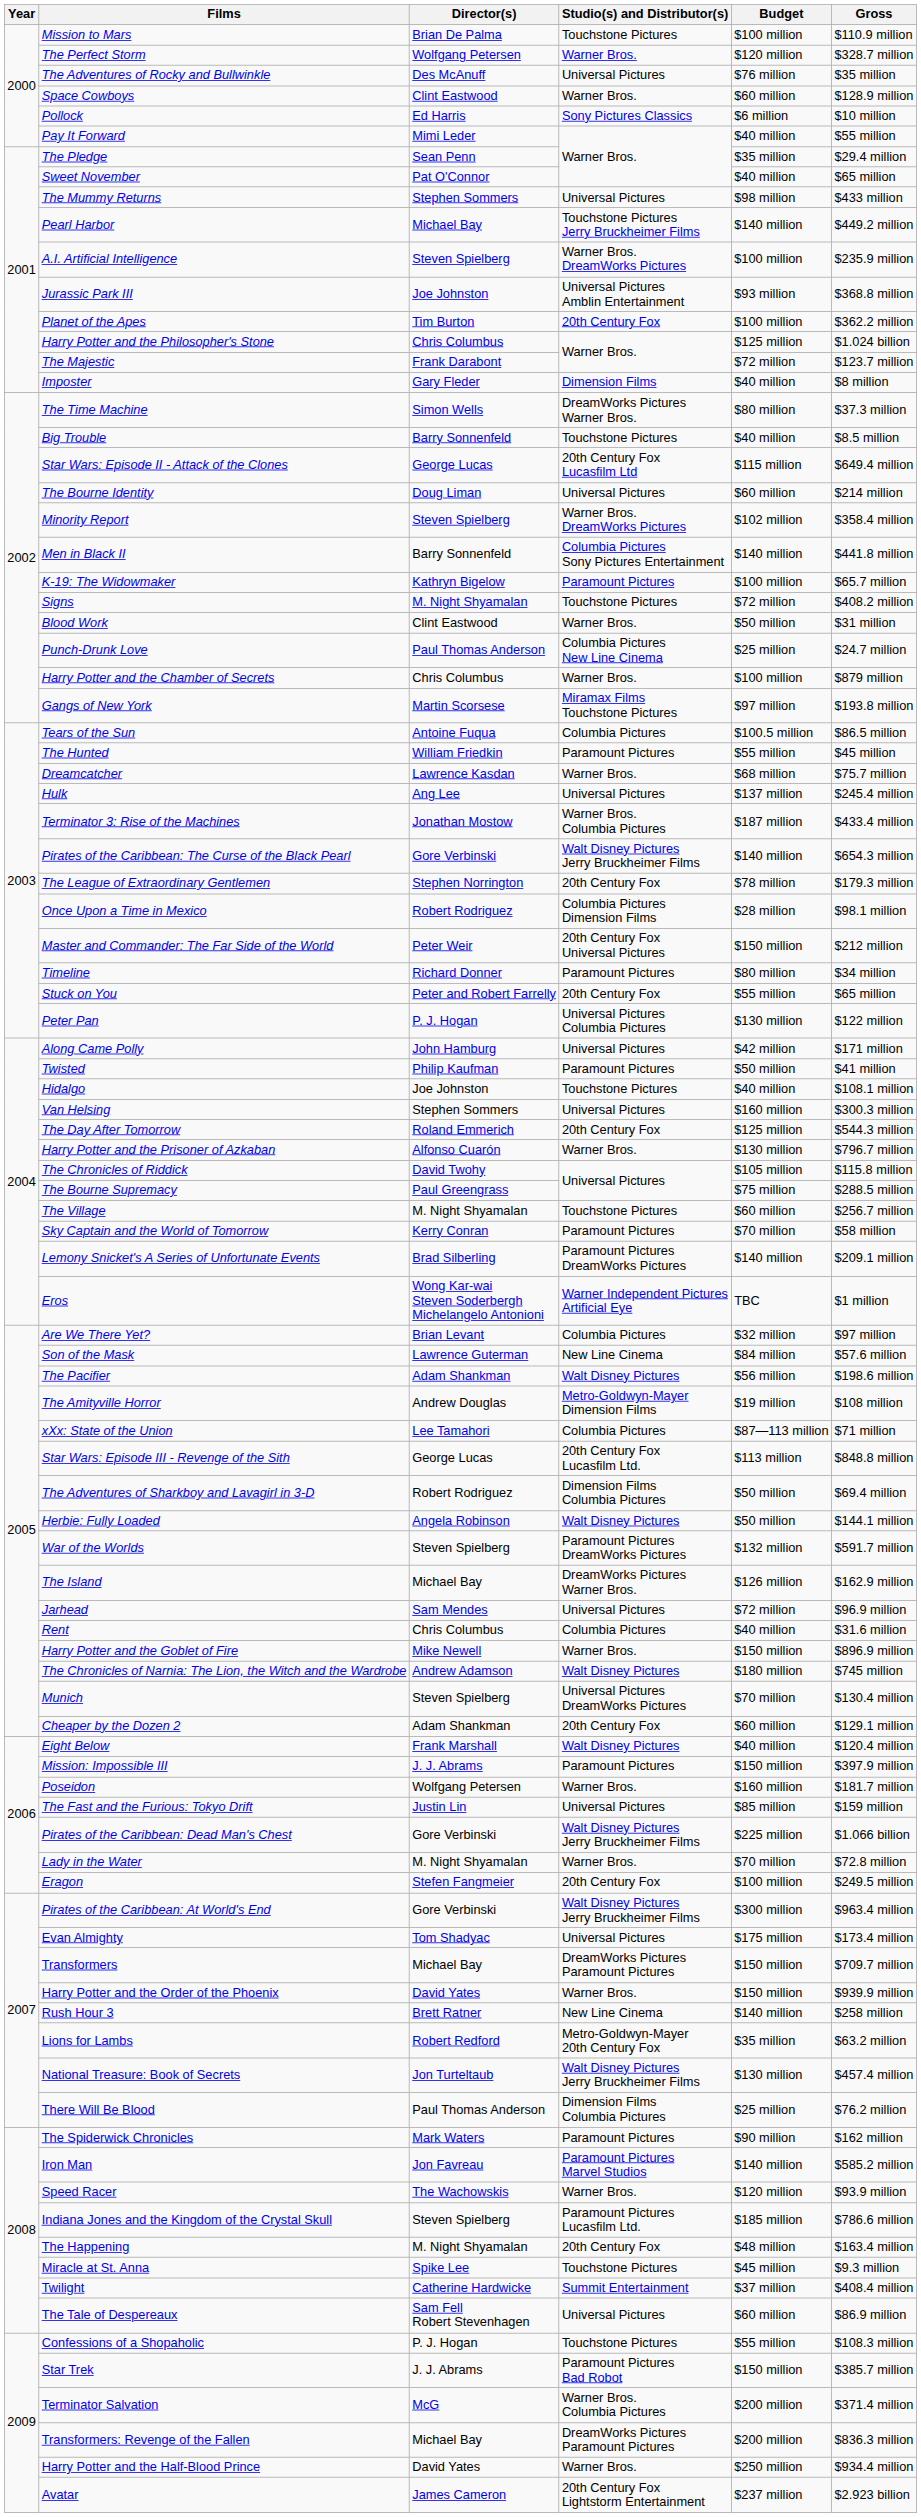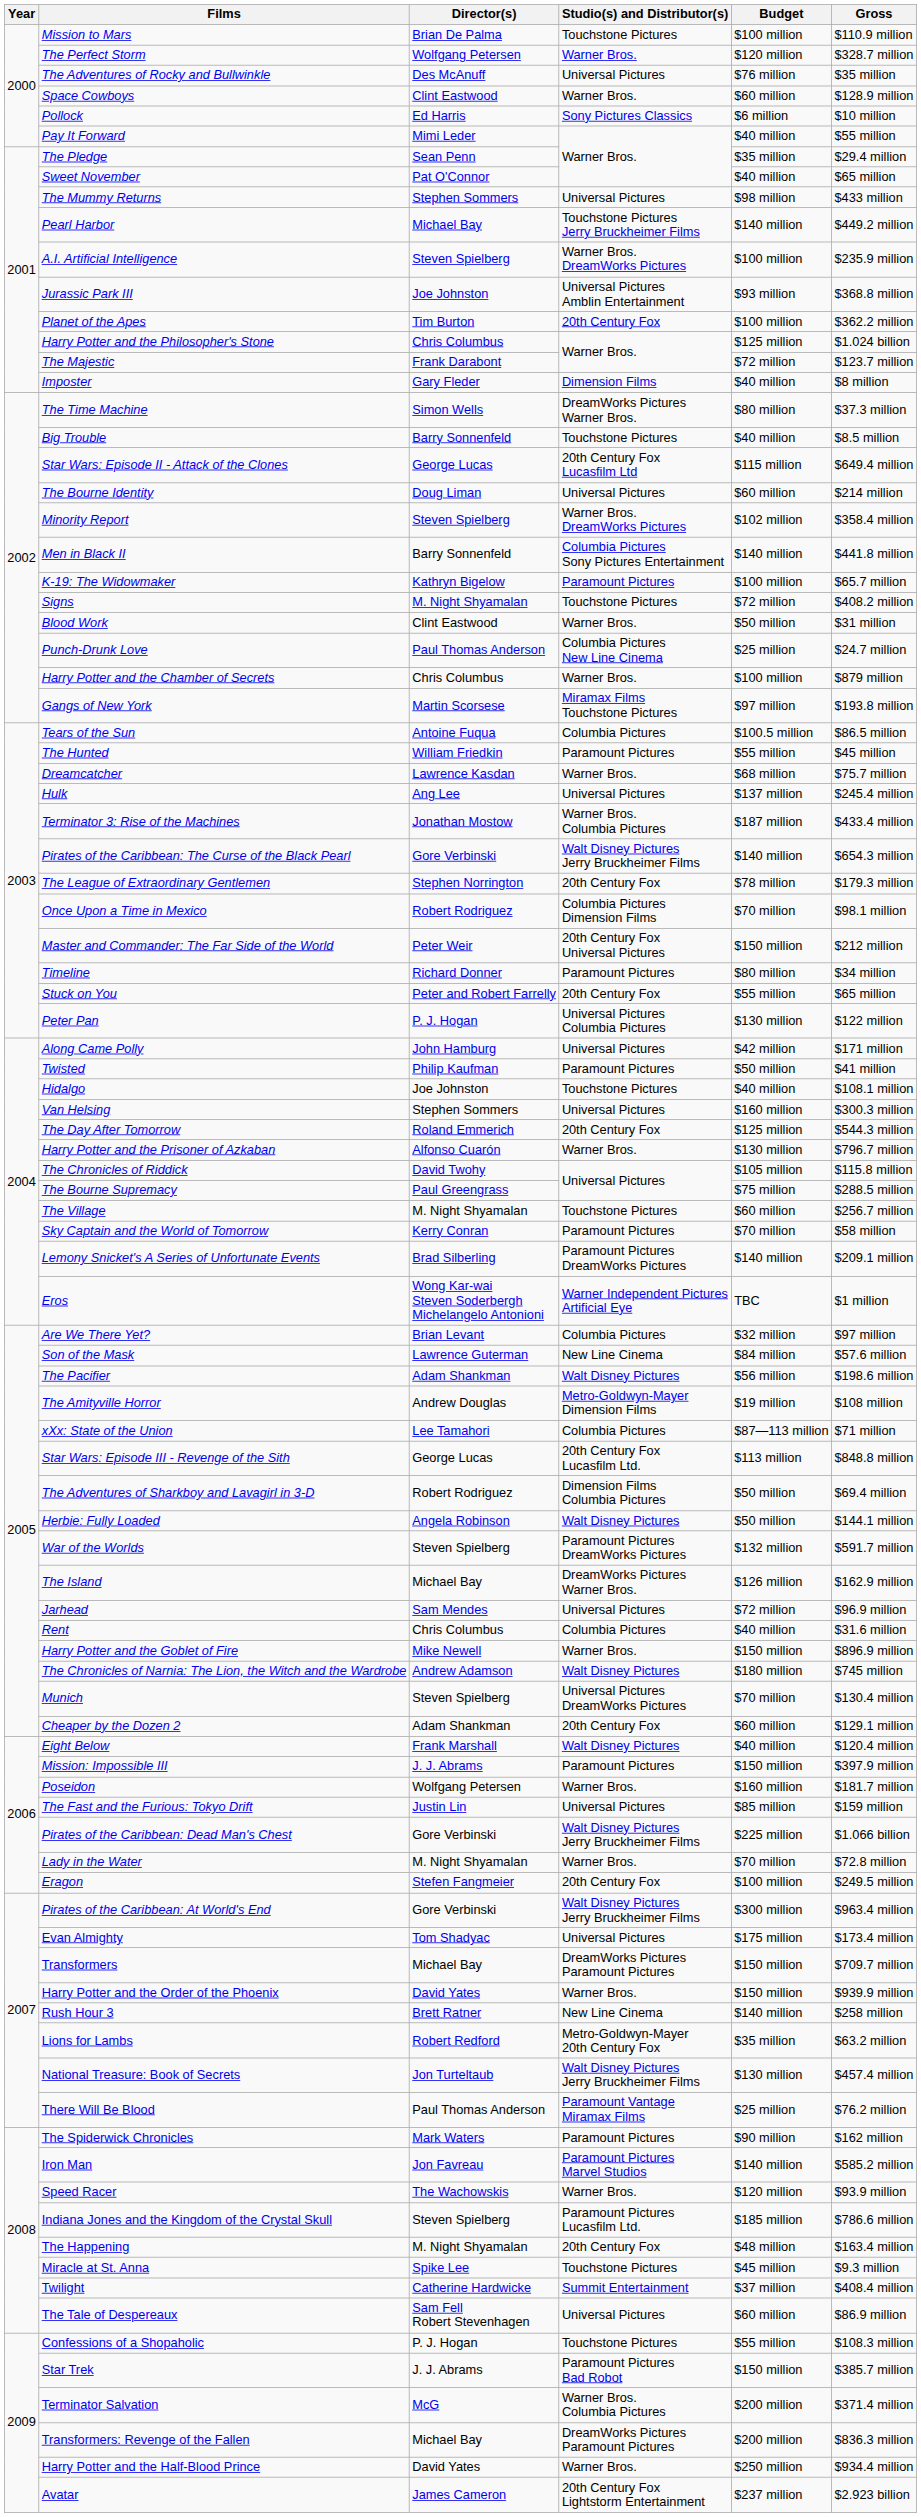(765, 911) $28 million -> (765, 911) $70 million
(614, 2109) Dimension Films Columbia Pictures -> (618, 2109) Paramount Vantage Miramax Films
